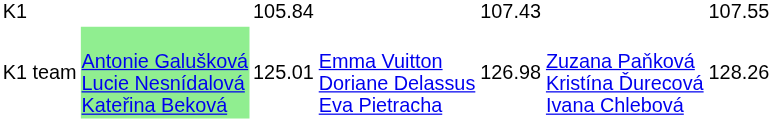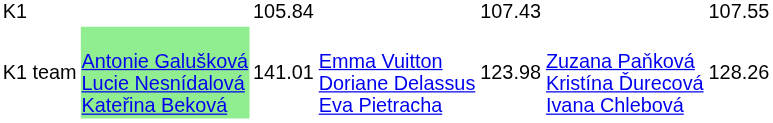(283, 72) 125.01 -> (283, 72) 141.01
(511, 72) 126.98 -> (511, 72) 123.98
